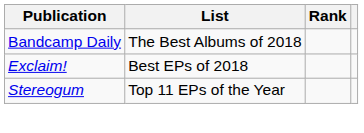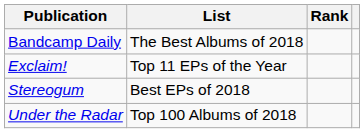(188, 66) Best EPs of 2018 -> (208, 66) Top 11 EPs of the Year
(207, 90) Top 11 EPs of the Year -> (190, 90) Best EPs of 2018
+ row: (65, 115)
